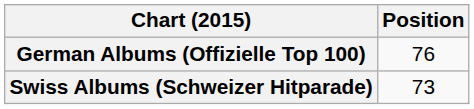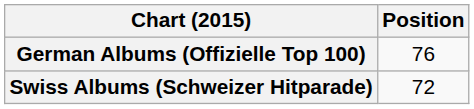(423, 86) 73 -> (423, 86) 72
